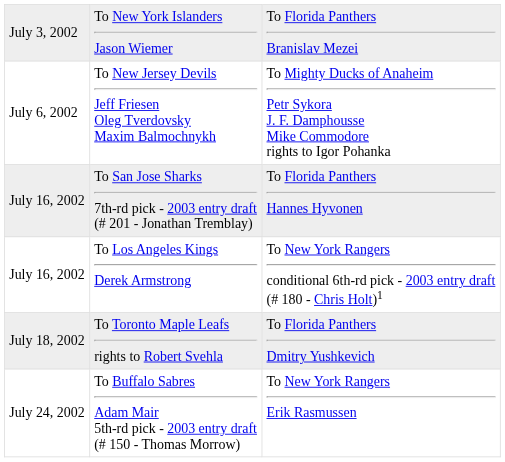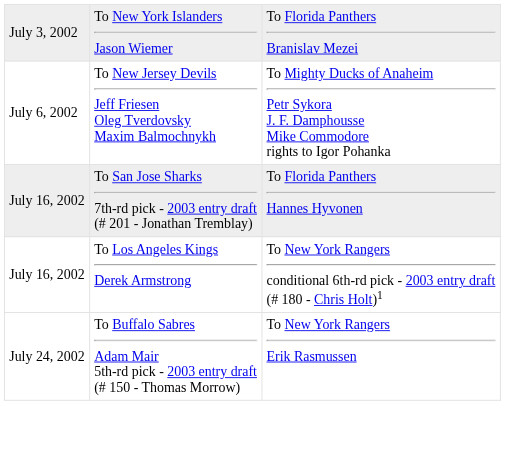- row: (176, 341)
